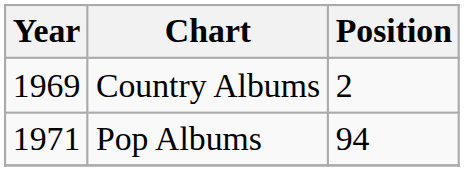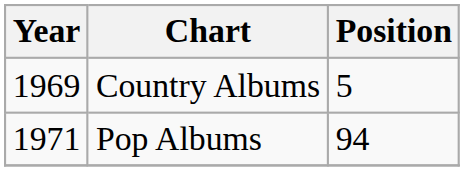(344, 84) 2 -> (344, 84) 5
